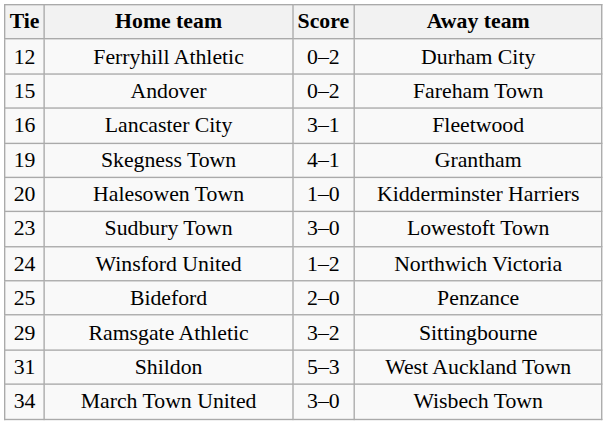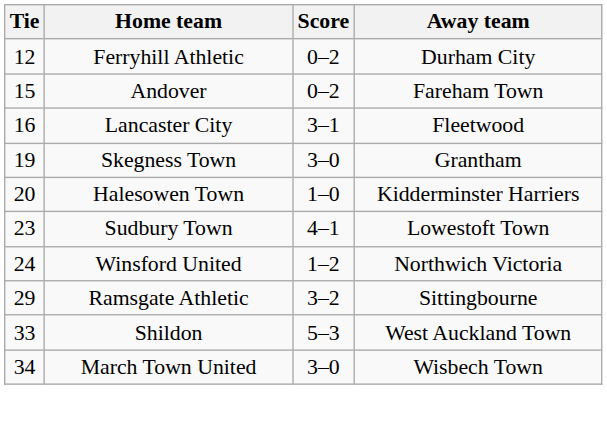(323, 159) 4–1 -> (323, 159) 3–0
(323, 228) 3–0 -> (323, 228) 4–1
- row: (169, 297)
(25, 366) 31 -> (25, 332) 33
